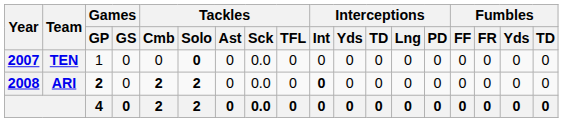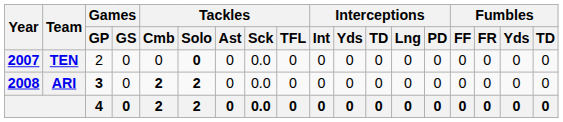(99, 60) 1 -> (99, 60) 2
(99, 83) 2 -> (99, 83) 3
(321, 83) bold -> (321, 83) normal
